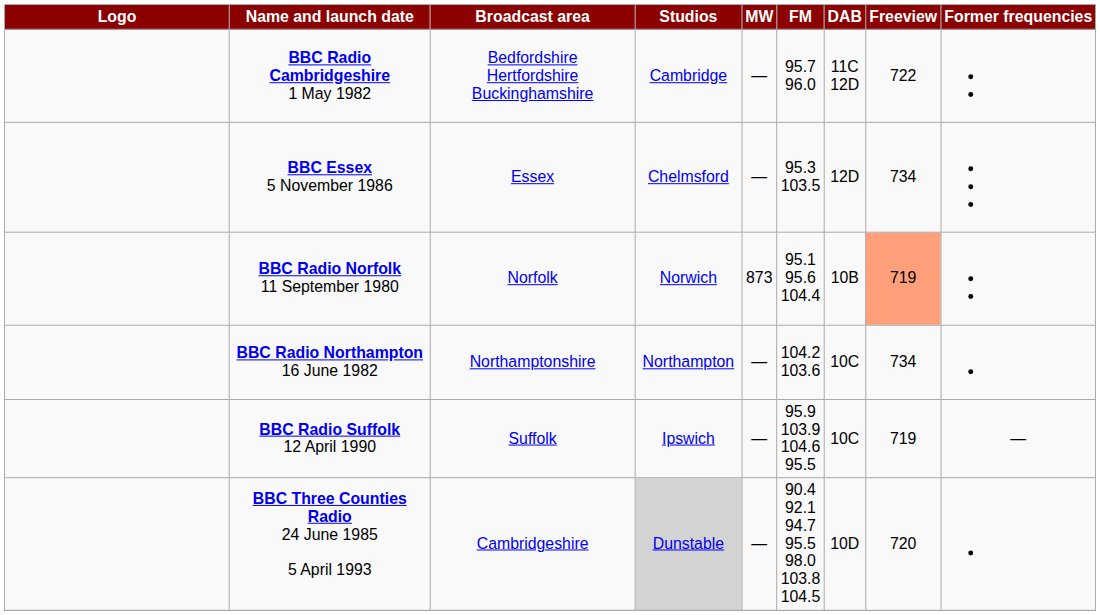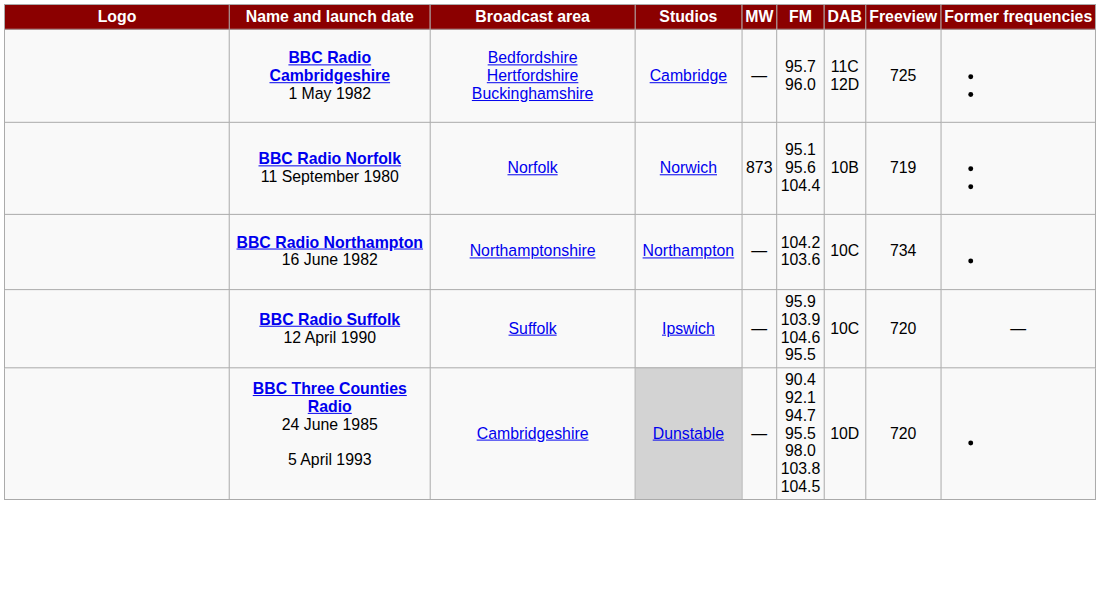(903, 75) 722 -> (903, 75) 725
- row: (330, 177)
(903, 278) lightsalmon background -> (903, 168) no background
(903, 438) 719 -> (903, 328) 720
